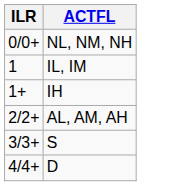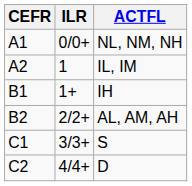+ column: (30, 17)
